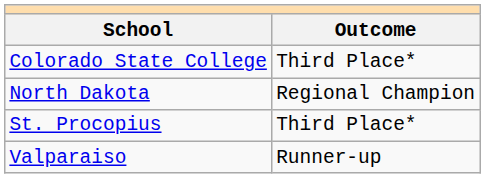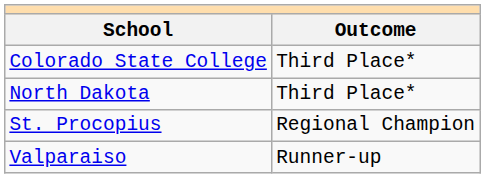(376, 93) Regional Champion -> (346, 93) Third Place*
(346, 125) Third Place* -> (376, 125) Regional Champion
